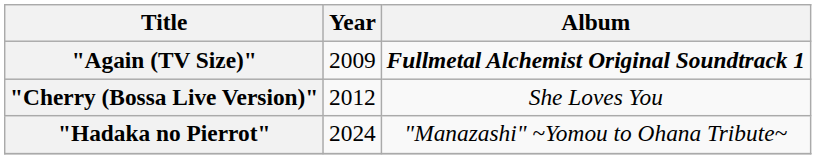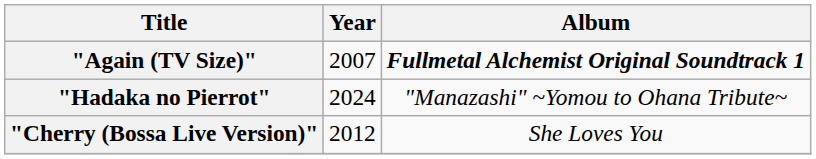(352, 60) 2009 -> (352, 60) 2007
rows swapped: (164, 97) <-> (164, 134)
